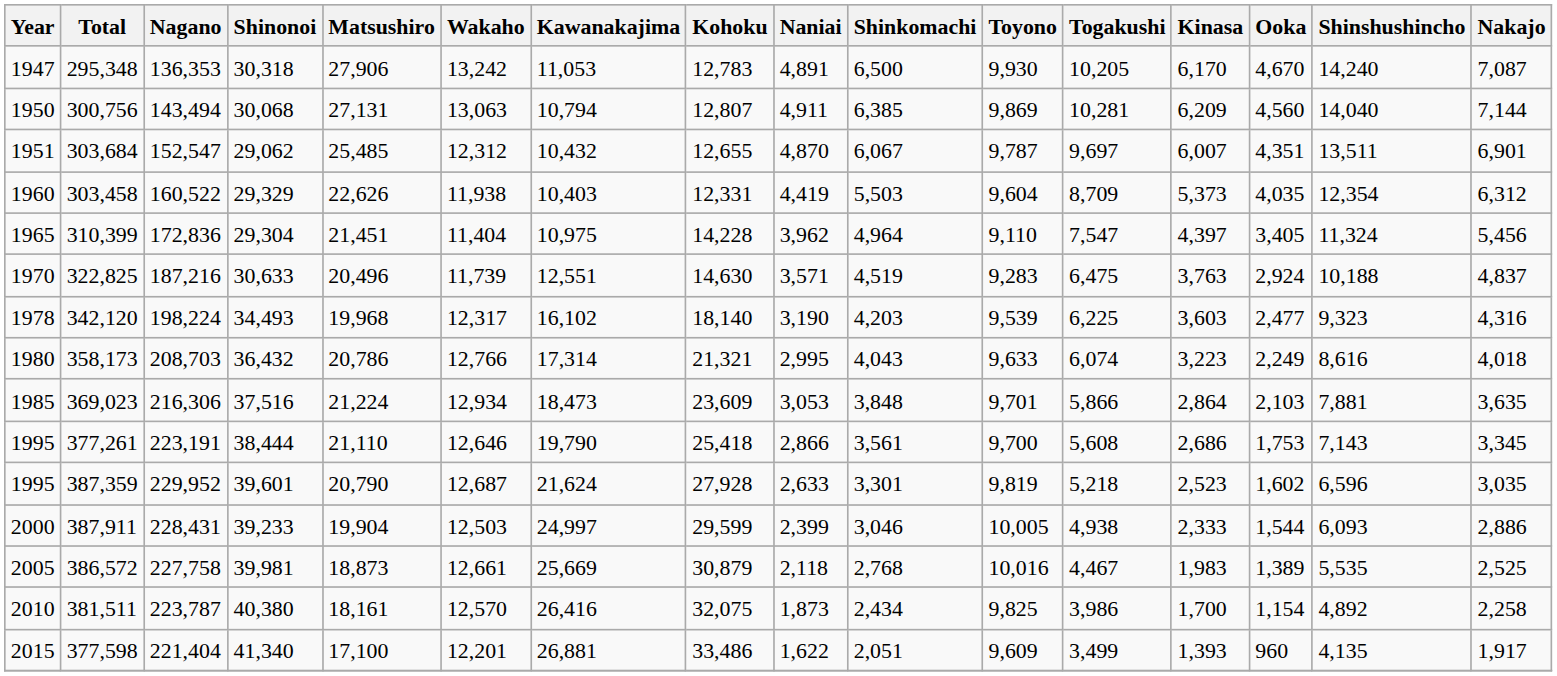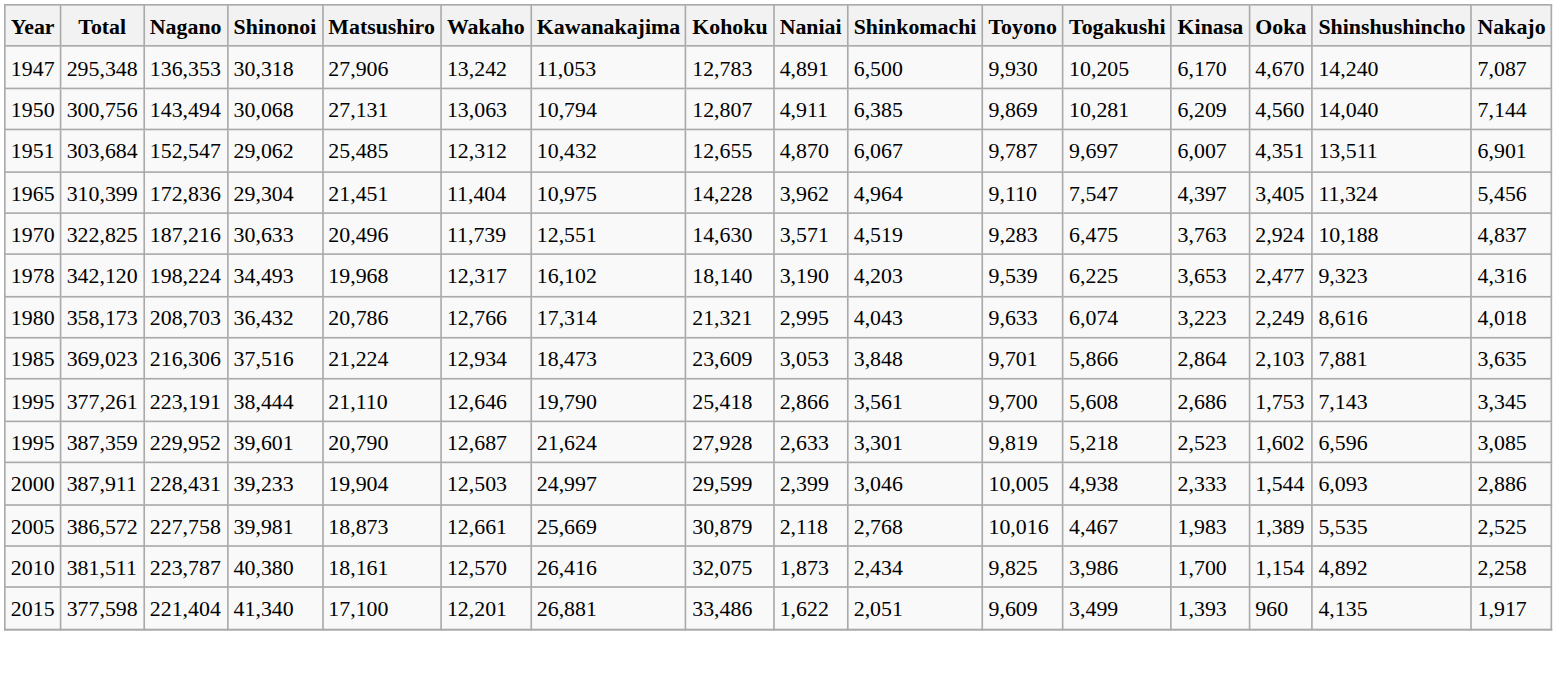- row: (102, 193)
(1202, 318) 3,603 -> (1202, 276) 3,653
(1502, 484) 3,035 -> (1502, 443) 3,085
